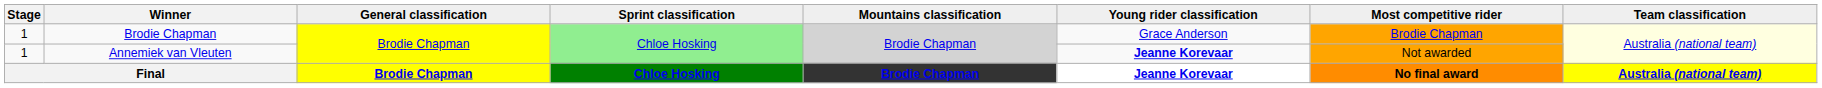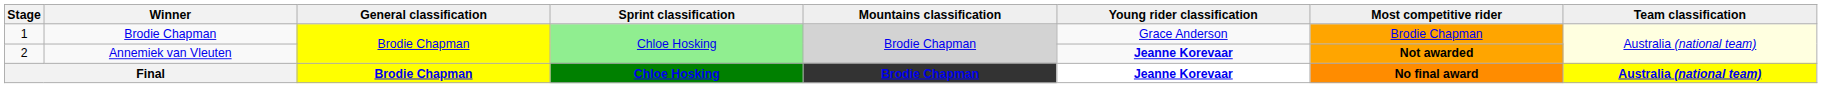(24, 54) 1 -> (24, 54) 2
(1437, 54) normal -> (1437, 54) bold
